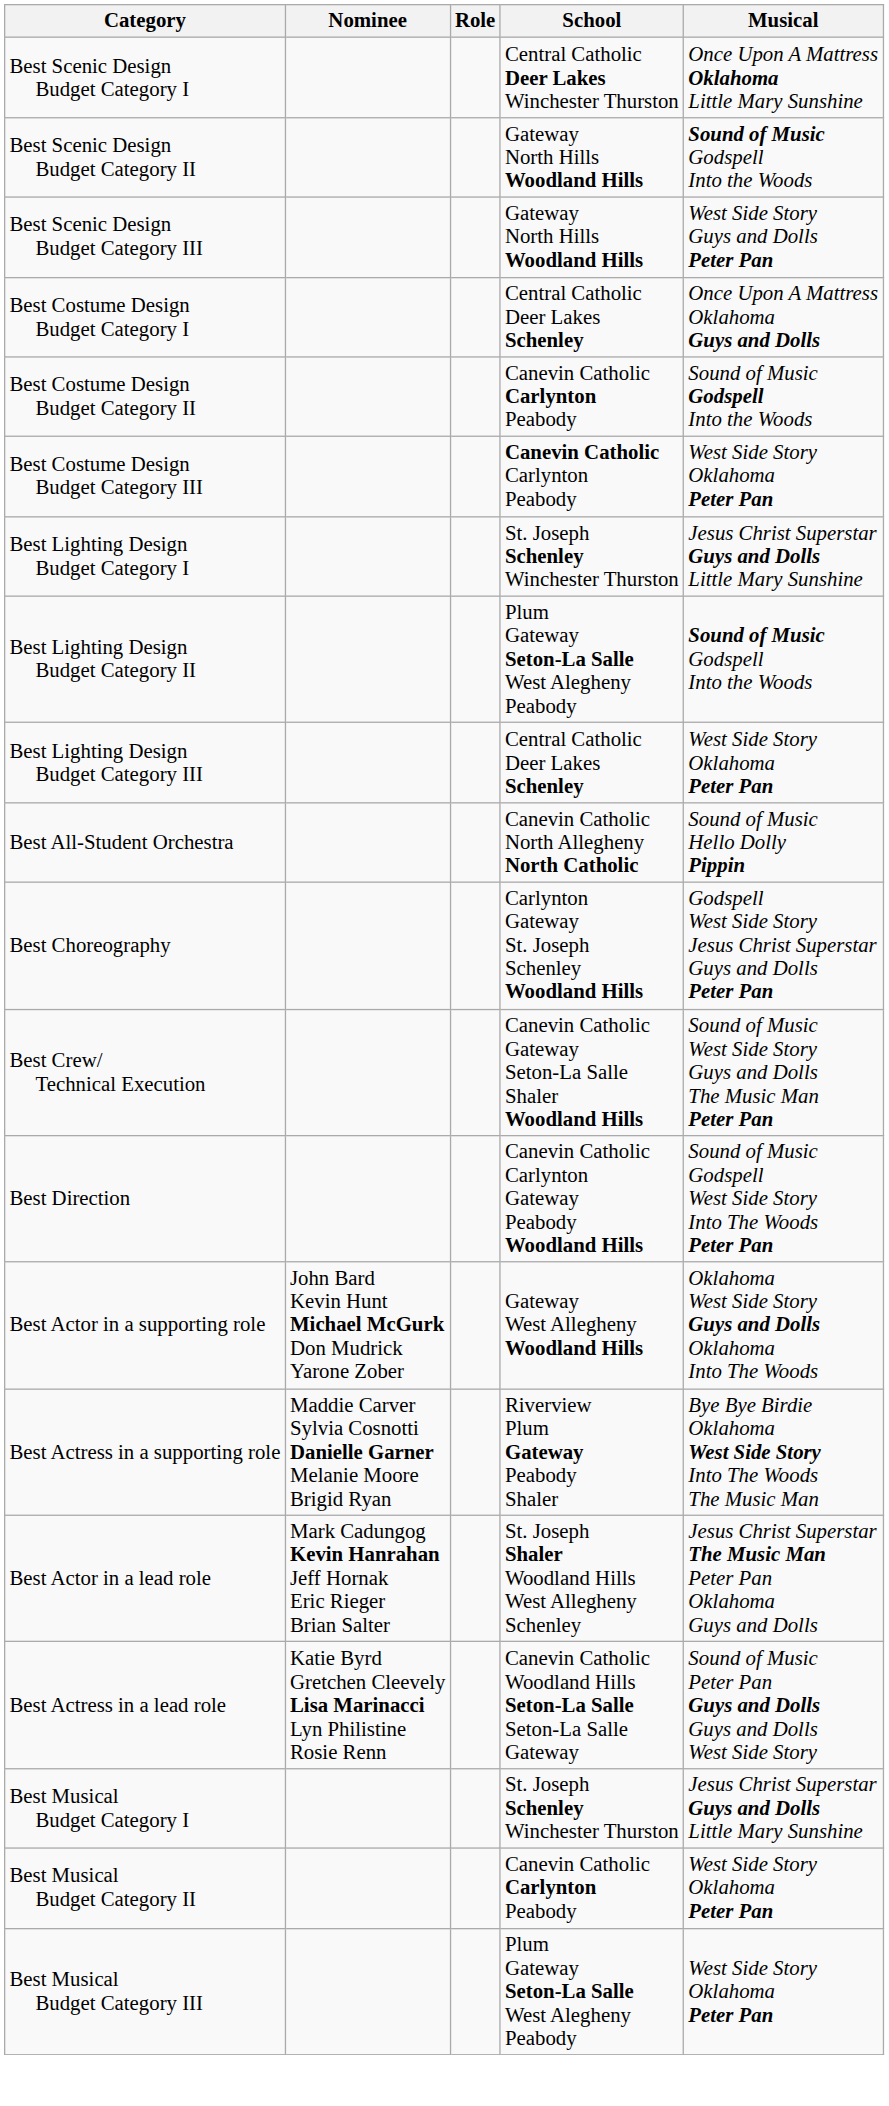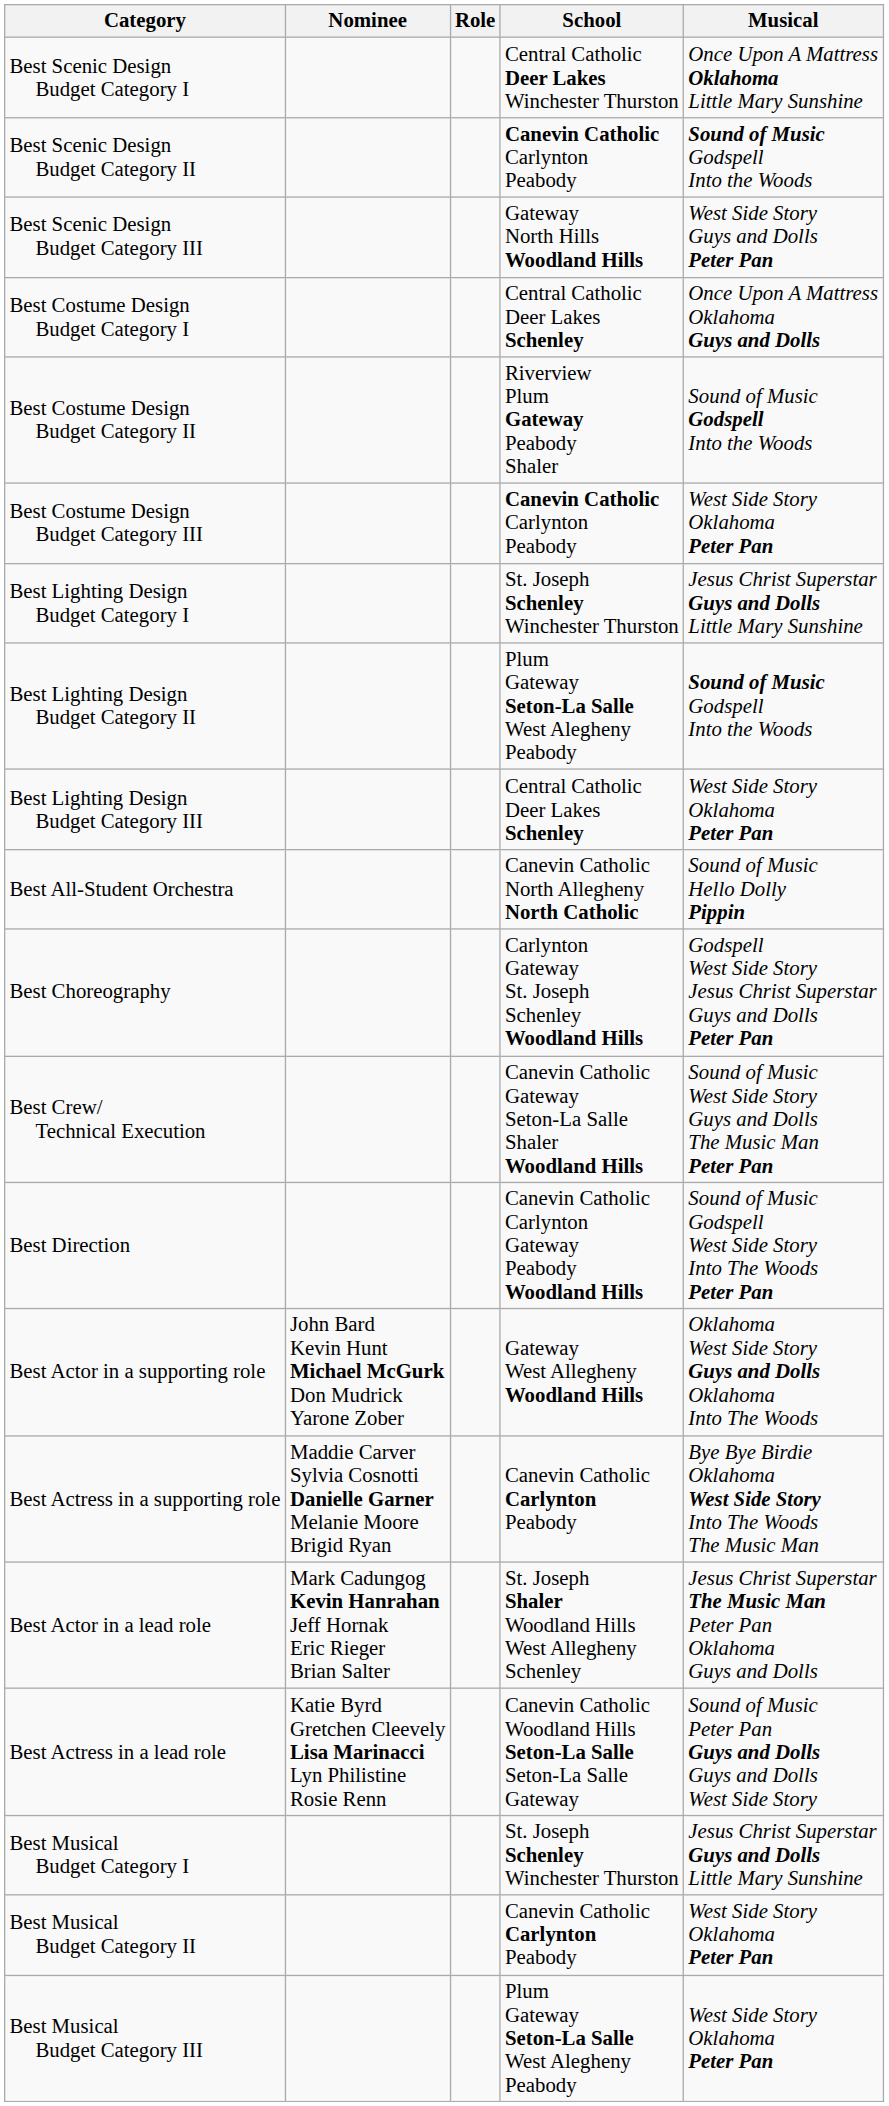(574, 157) Gateway North Hills Woodland Hills -> (582, 157) Canevin Catholic Carlynton Peabody
(577, 396) Canevin Catholic Carlynton Peabody -> (548, 419) Riverview Plum Gateway Peabody Shaler
(548, 1451) Riverview Plum Gateway Peabody Shaler -> (577, 1498) Canevin Catholic Carlynton Peabody
